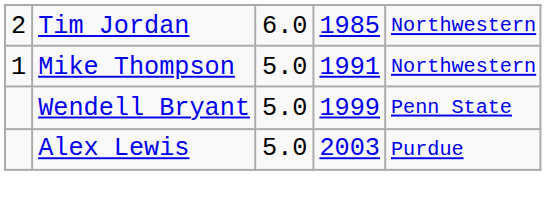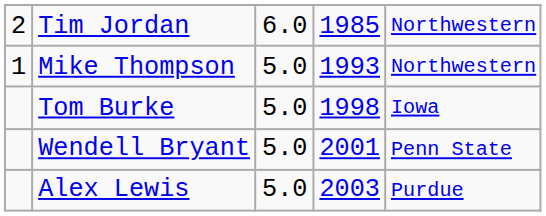(350, 67) 1991 -> (350, 67) 1993
+ row: (106, 108)
(350, 108) 1999 -> (350, 149) 2001
